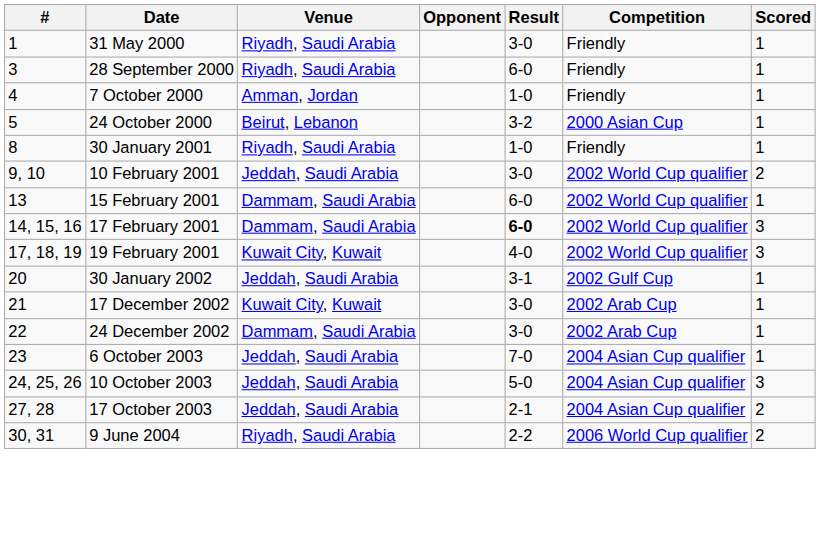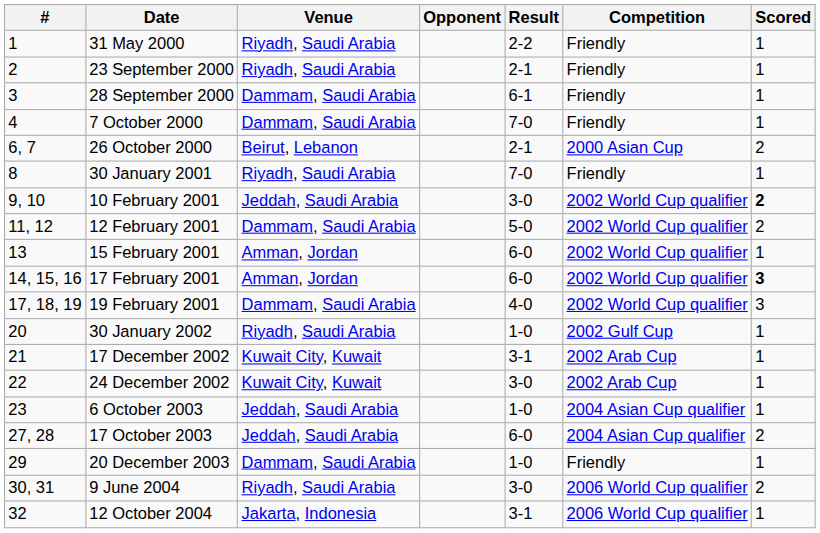(521, 43) 3-0 -> (521, 43) 2-2
+ row: (162, 69)
(319, 69) Riyadh, Saudi Arabia -> (329, 95) Dammam, Saudi Arabia
(521, 69) 6-0 -> (521, 95) 6-1
(300, 95) Amman, Jordan -> (329, 122) Dammam, Saudi Arabia
(521, 95) 1-0 -> (521, 122) 7-0
- row: (151, 122)
+ row: (151, 148)
(521, 148) 1-0 -> (521, 174) 7-0
(760, 174) normal -> (760, 200) bold
+ row: (154, 226)
(329, 200) Dammam, Saudi Arabia -> (300, 252) Amman, Jordan
(329, 226) Dammam, Saudi Arabia -> (300, 278) Amman, Jordan
(521, 226) bold -> (521, 278) normal
(760, 226) normal -> (760, 278) bold
(311, 252) Kuwait City, Kuwait -> (329, 305) Dammam, Saudi Arabia
(320, 278) Jeddah, Saudi Arabia -> (319, 331) Riyadh, Saudi Arabia
(521, 278) 3-1 -> (521, 331) 1-0
(521, 305) 3-0 -> (521, 357) 3-1
(329, 331) Dammam, Saudi Arabia -> (311, 383) Kuwait City, Kuwait
(521, 357) 7-0 -> (521, 409) 1-0
- row: (151, 383)
(521, 409) 2-1 -> (521, 435) 6-0
+ row: (159, 461)
(521, 435) 2-2 -> (521, 488) 3-0
+ row: (151, 514)
